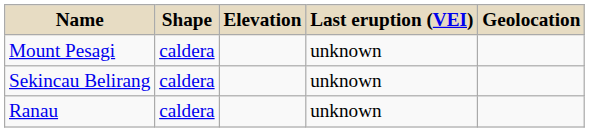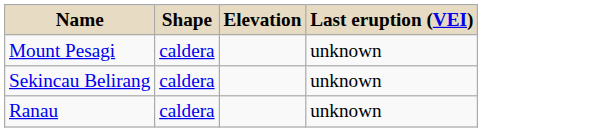- column: (531, 19)
